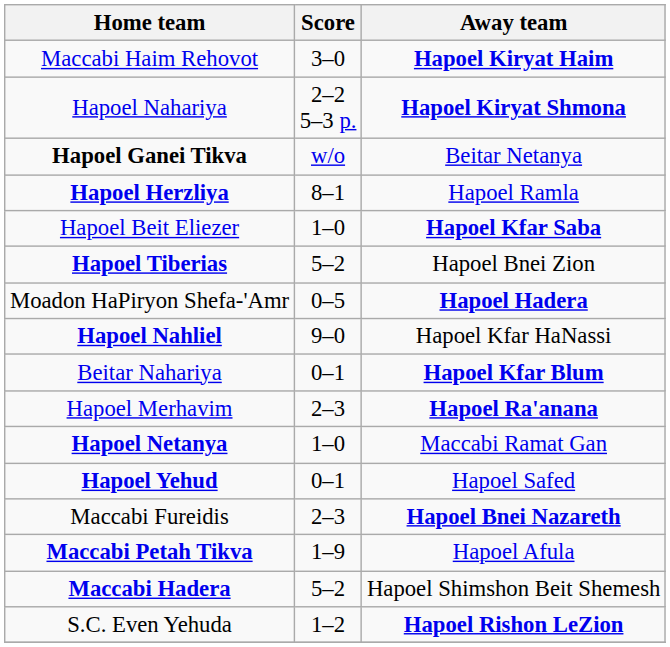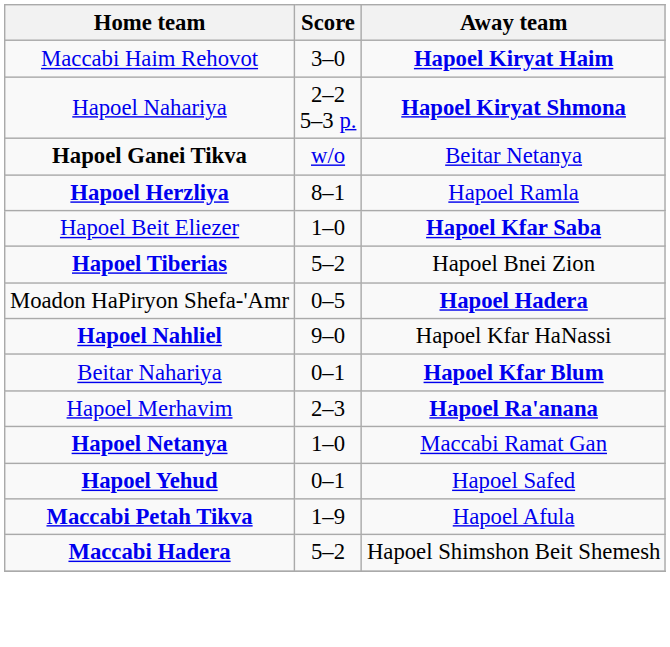- row: (150, 516)
- row: (150, 624)
